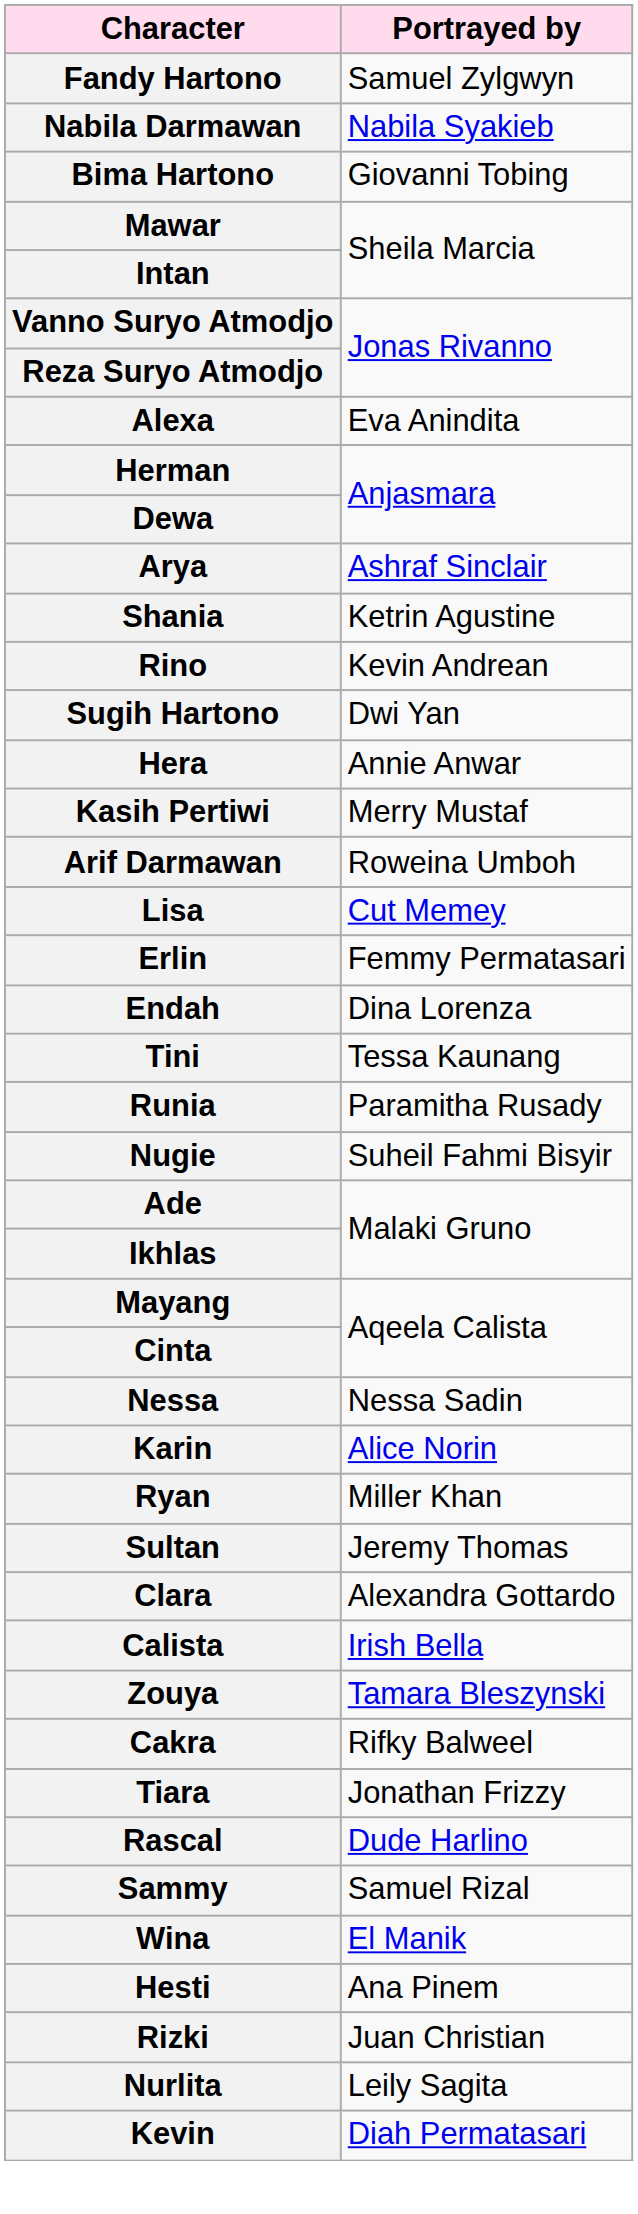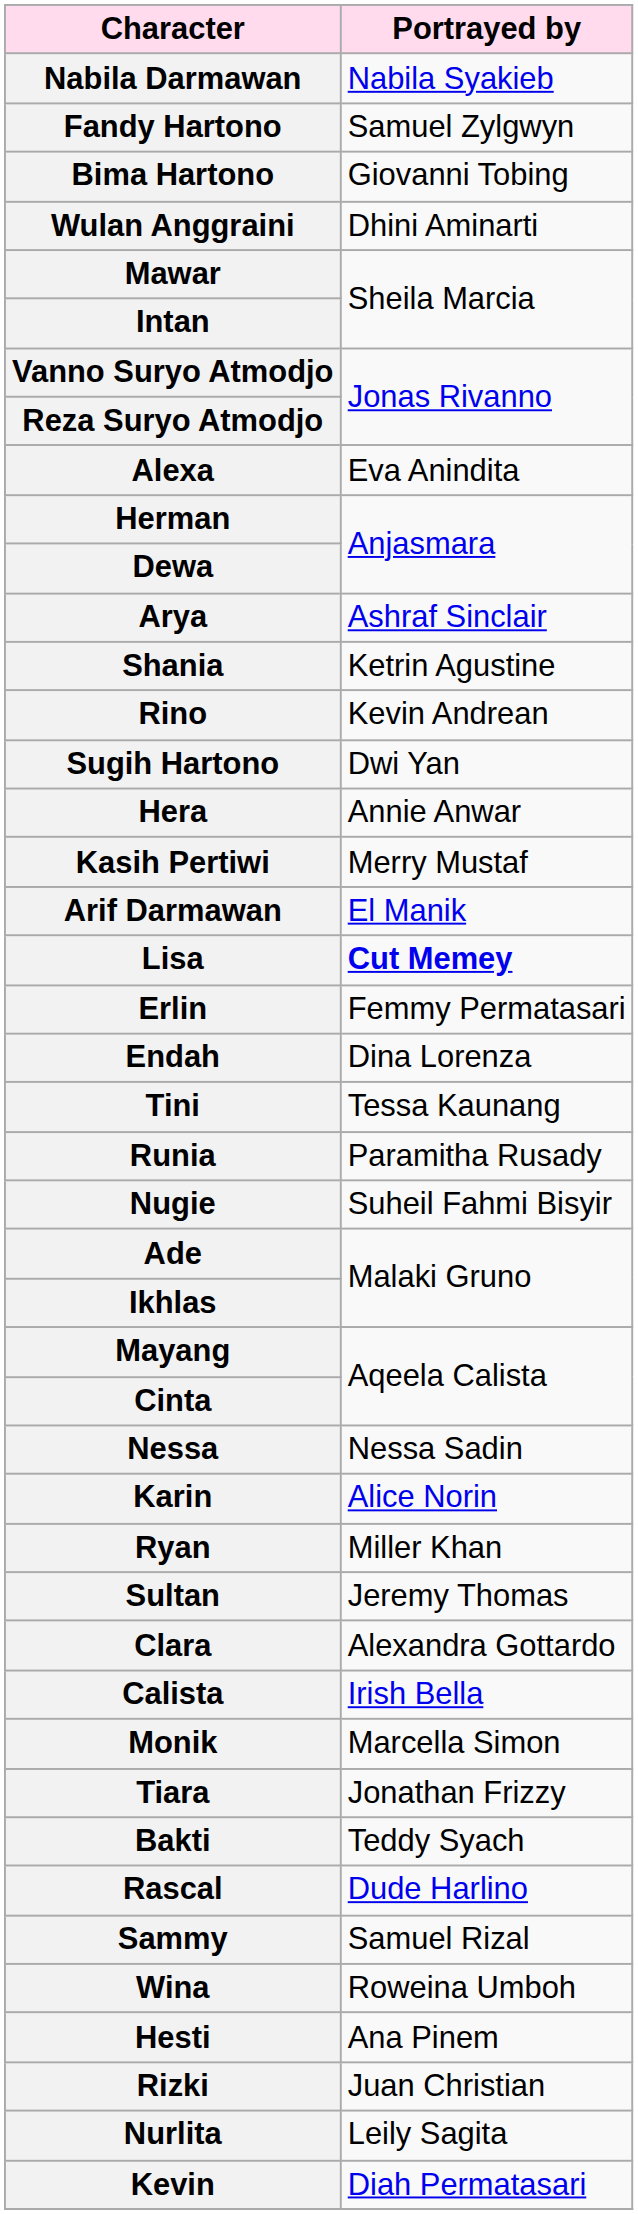rows swapped: (173, 126) <-> (173, 77)
+ row: (173, 224)
(462, 861) Roweina Umboh -> (407, 910) El Manik
(427, 910) normal -> (430, 959) bold
+ row: (173, 1743)
- row: (173, 1694)
- row: (173, 1743)
+ row: (173, 1841)
(407, 1938) El Manik -> (462, 1987) Roweina Umboh
